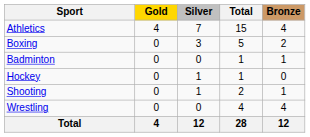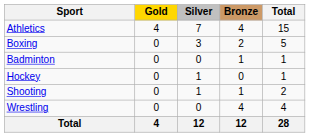columns swapped: (284, 12) <-> (241, 12)
